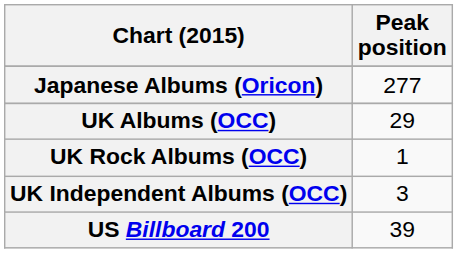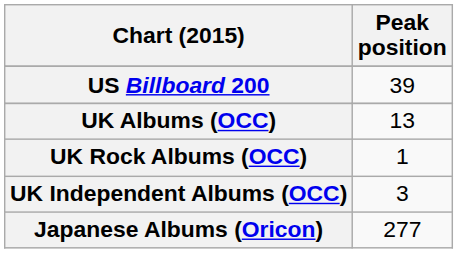rows swapped: (179, 84) <-> (179, 229)
(402, 120) 29 -> (402, 120) 13
